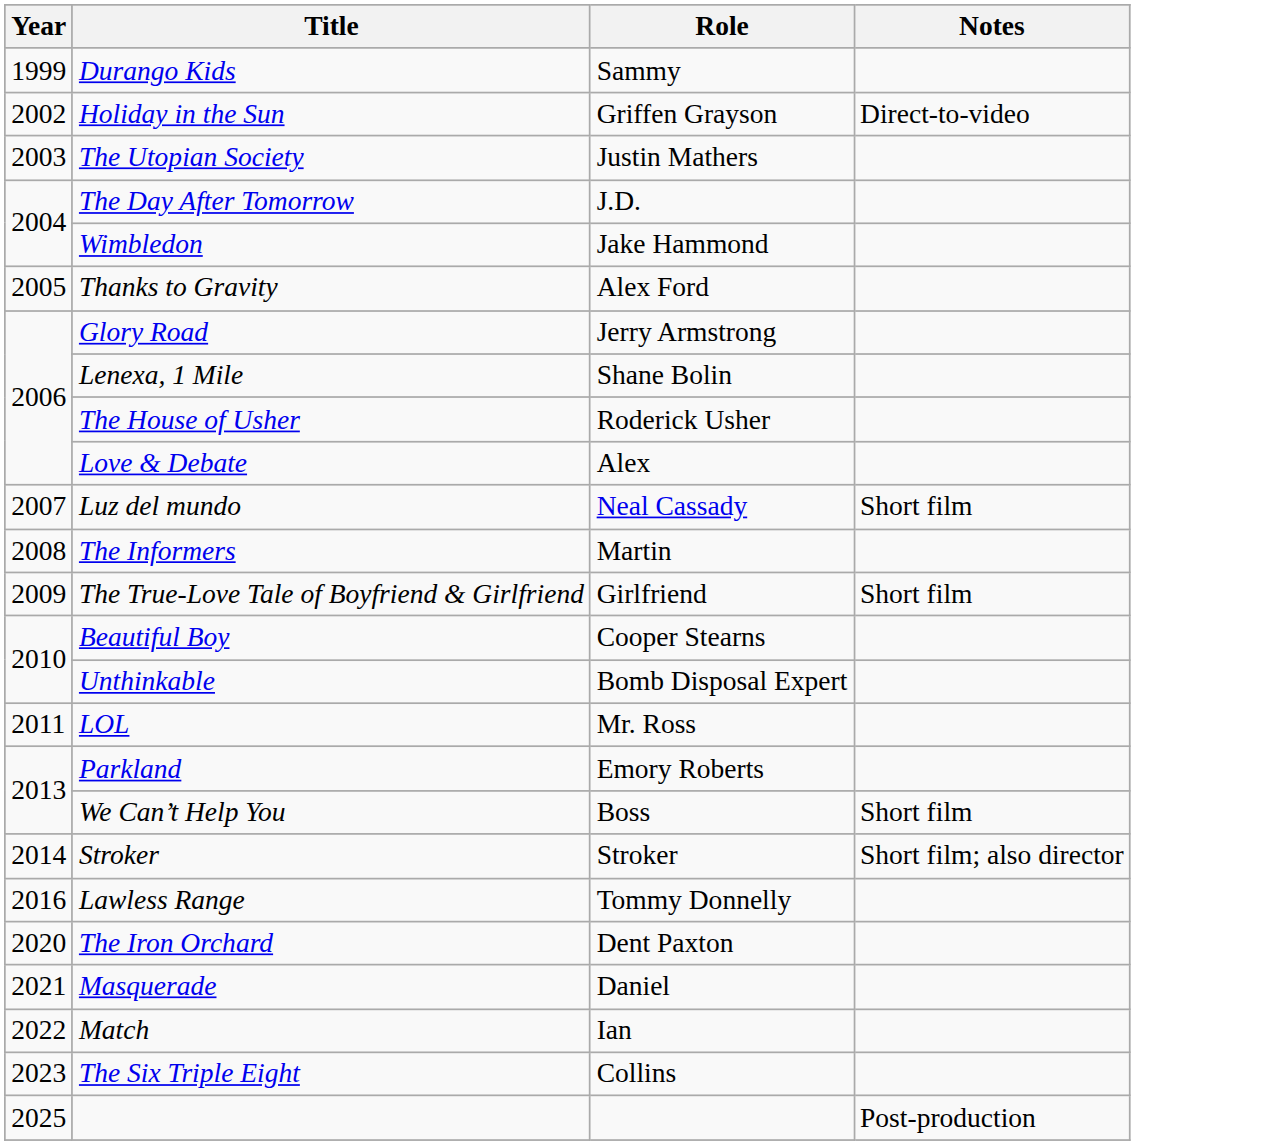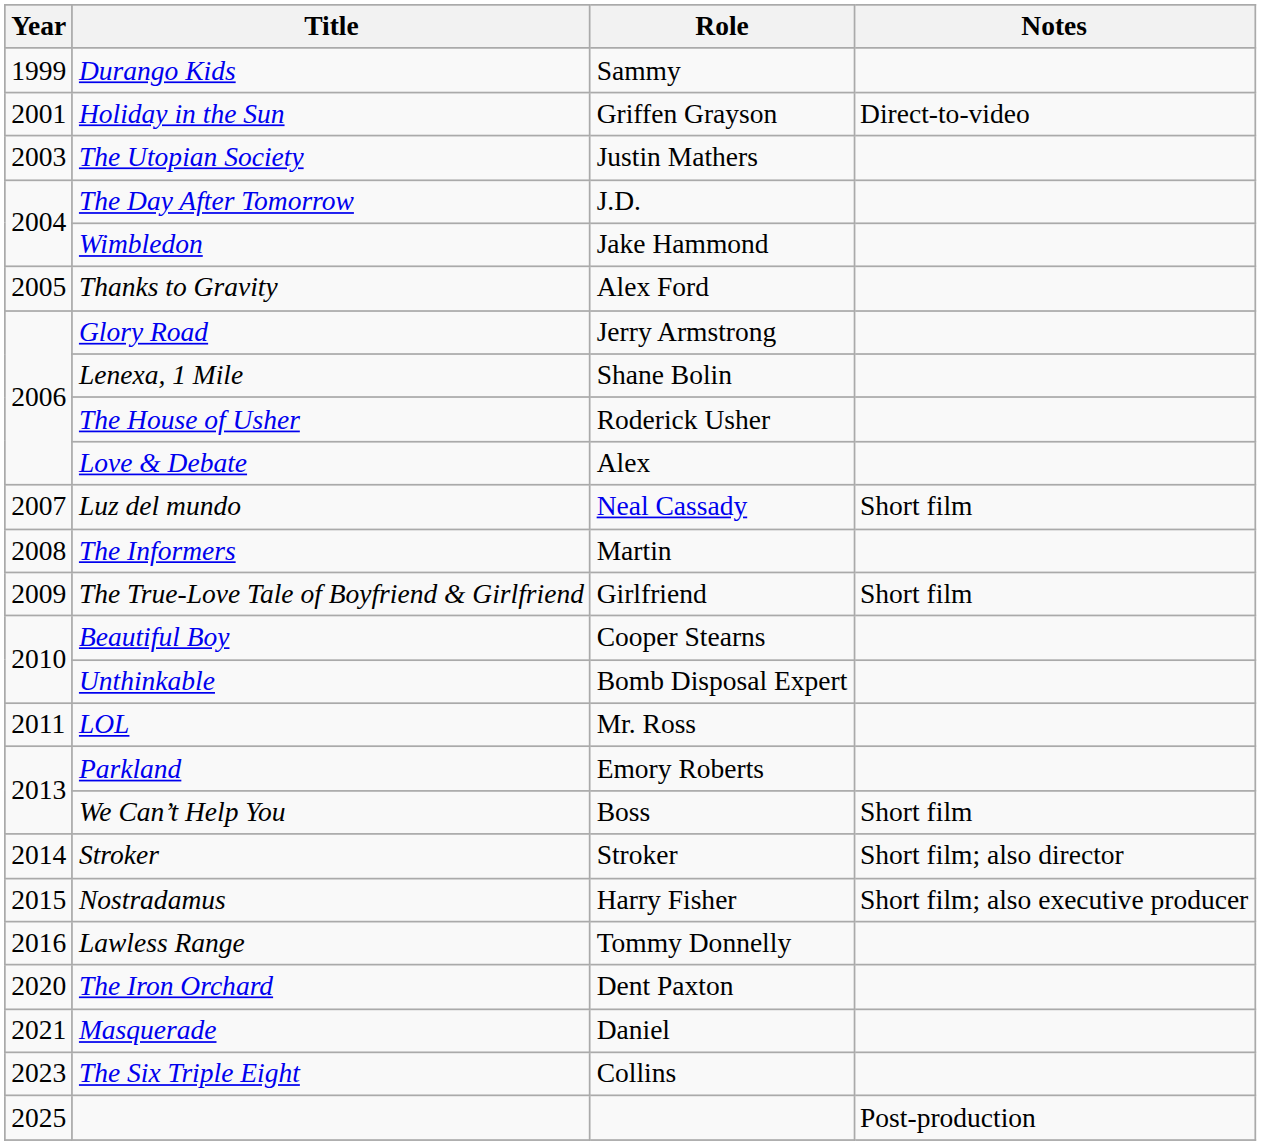(39, 113) 2002 -> (39, 113) 2001
+ row: (152, 899)
- row: (114, 1030)
